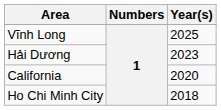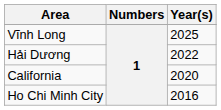(184, 55) 2023 -> (184, 55) 2022
(184, 96) 2018 -> (184, 96) 2016
